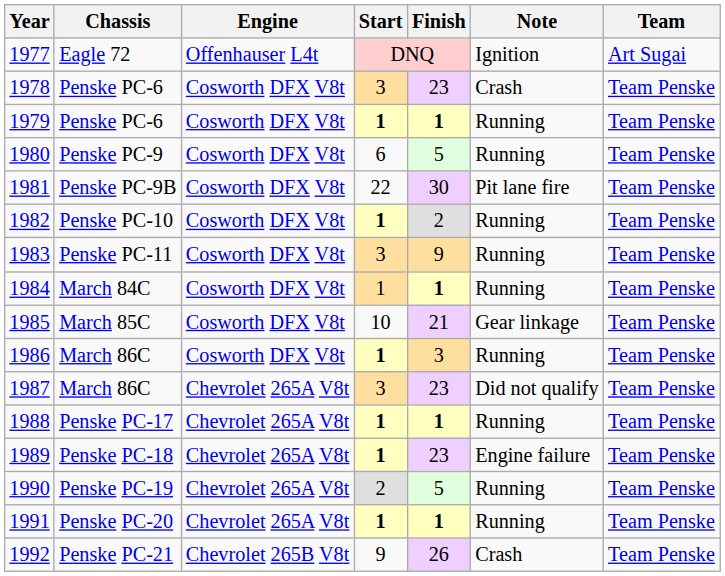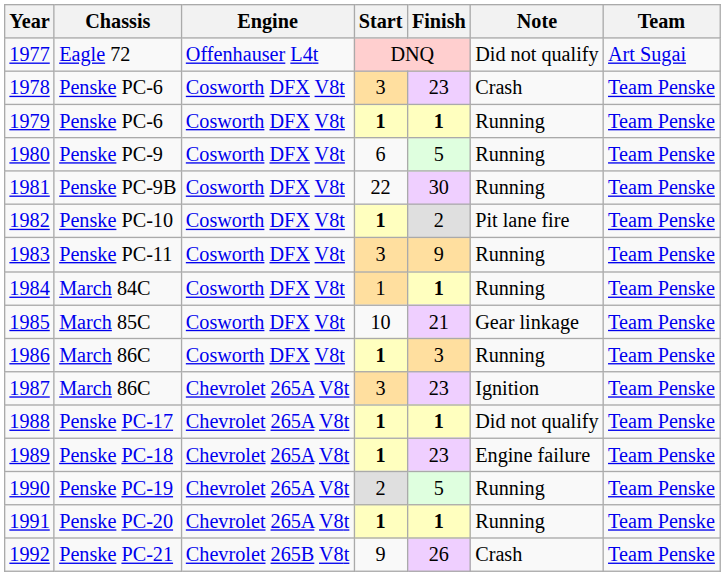(507, 54) Ignition -> (537, 54) Did not qualify
(522, 188) Pit lane fire -> (510, 188) Running
(510, 221) Running -> (522, 221) Pit lane fire
(537, 388) Did not qualify -> (507, 388) Ignition
(510, 421) Running -> (537, 421) Did not qualify
